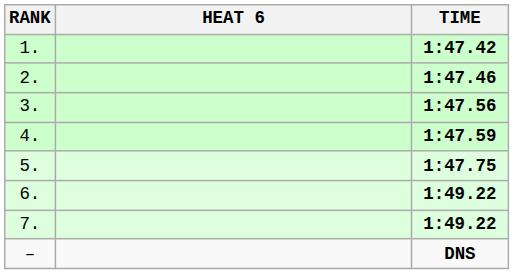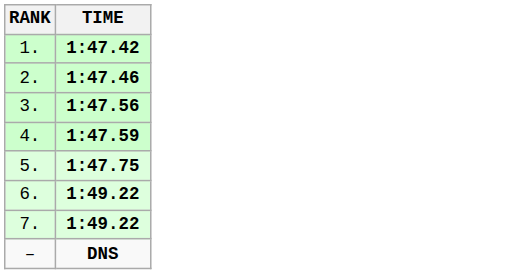- column: (234, 19)
